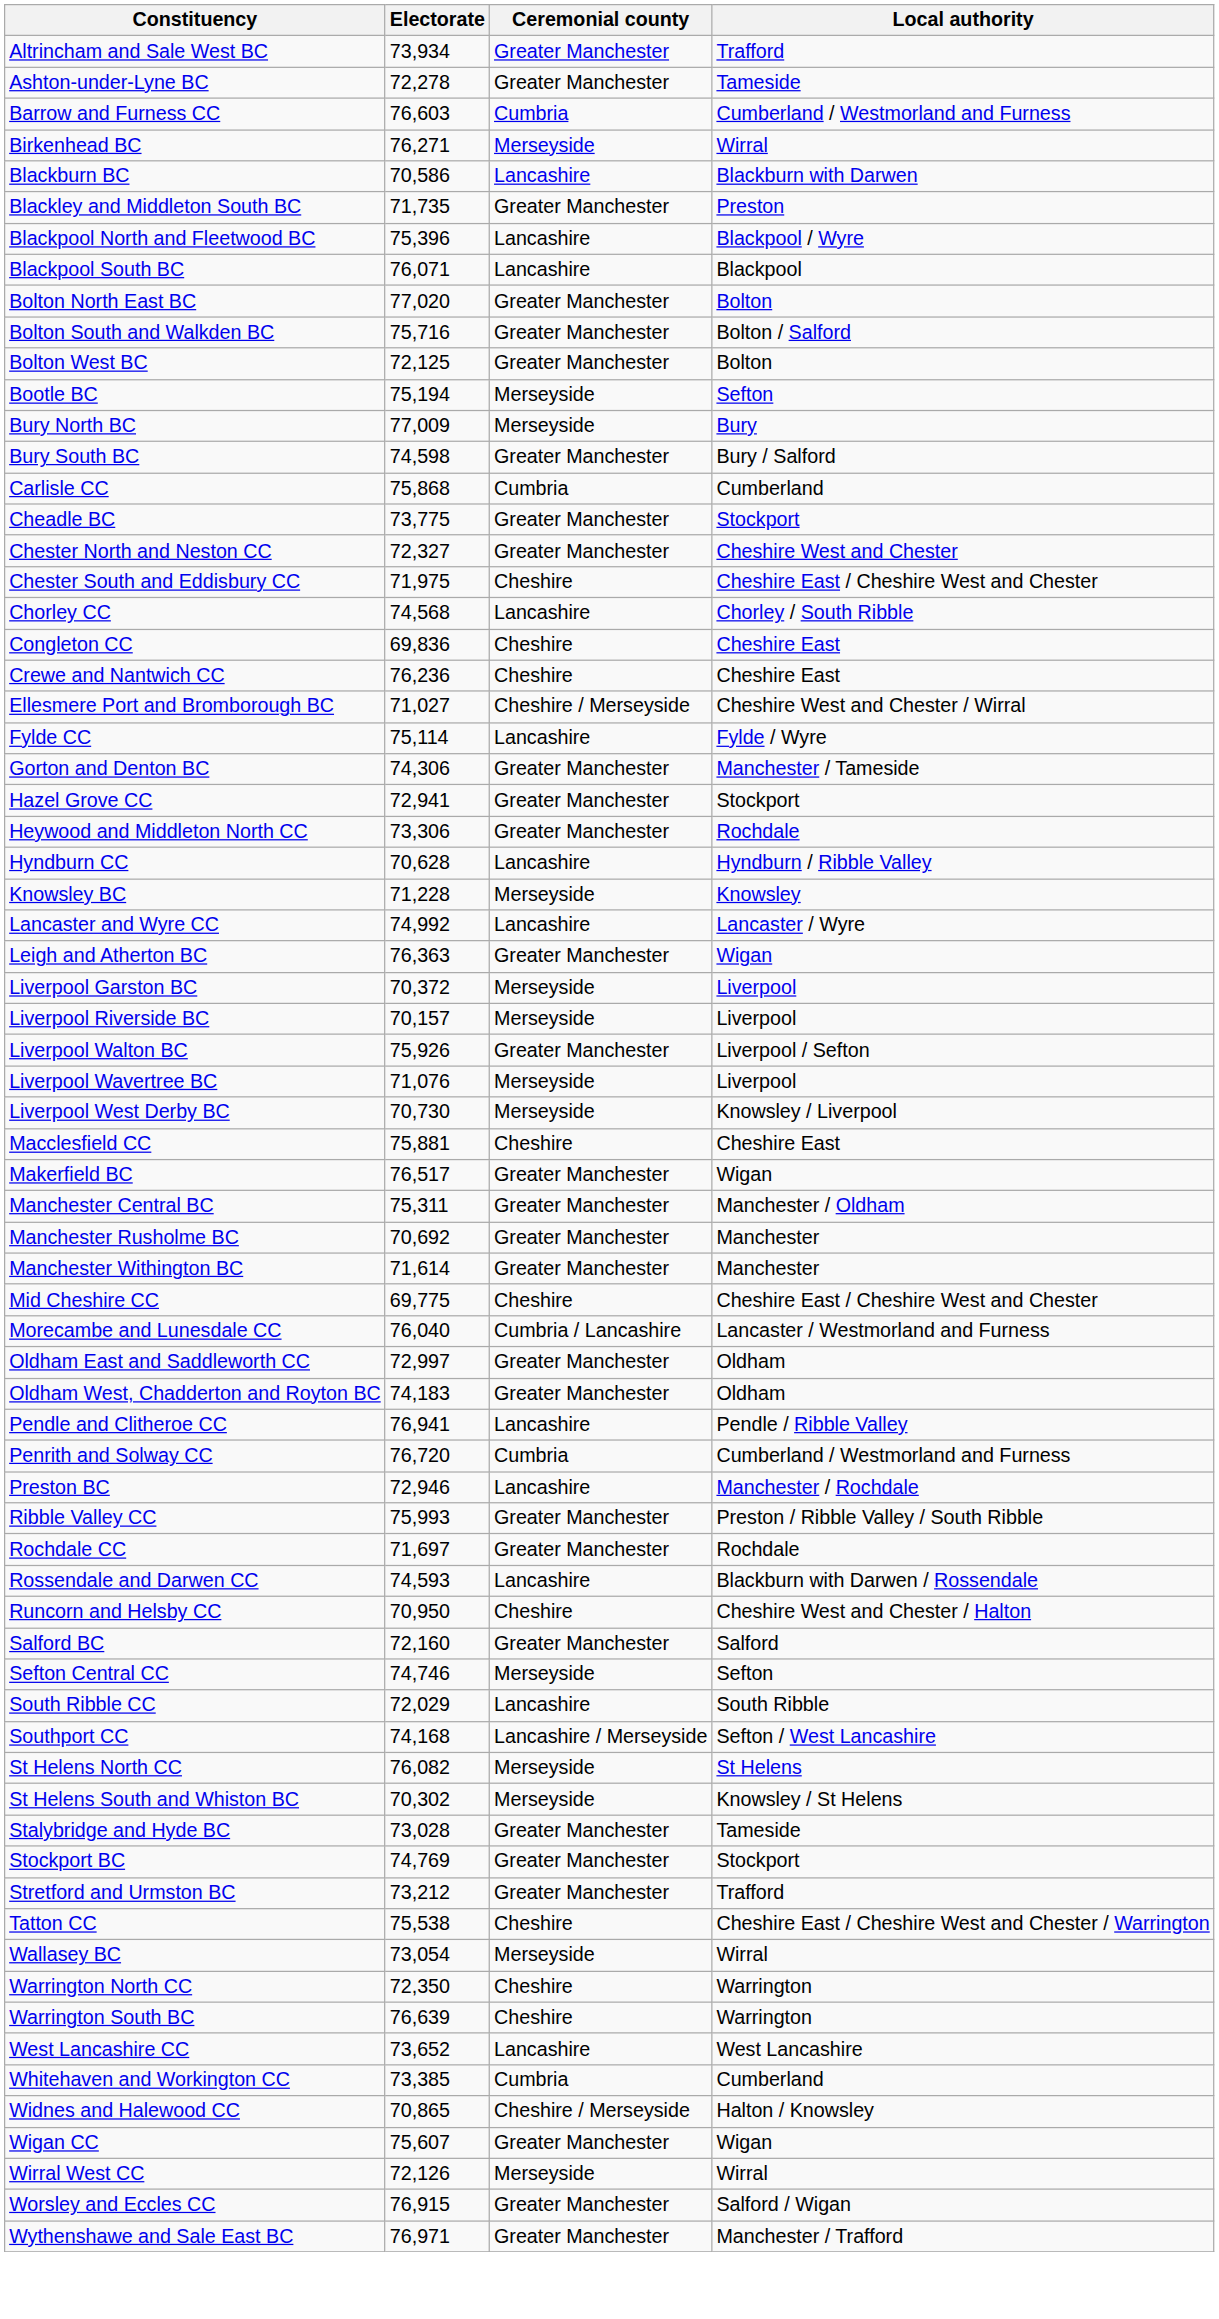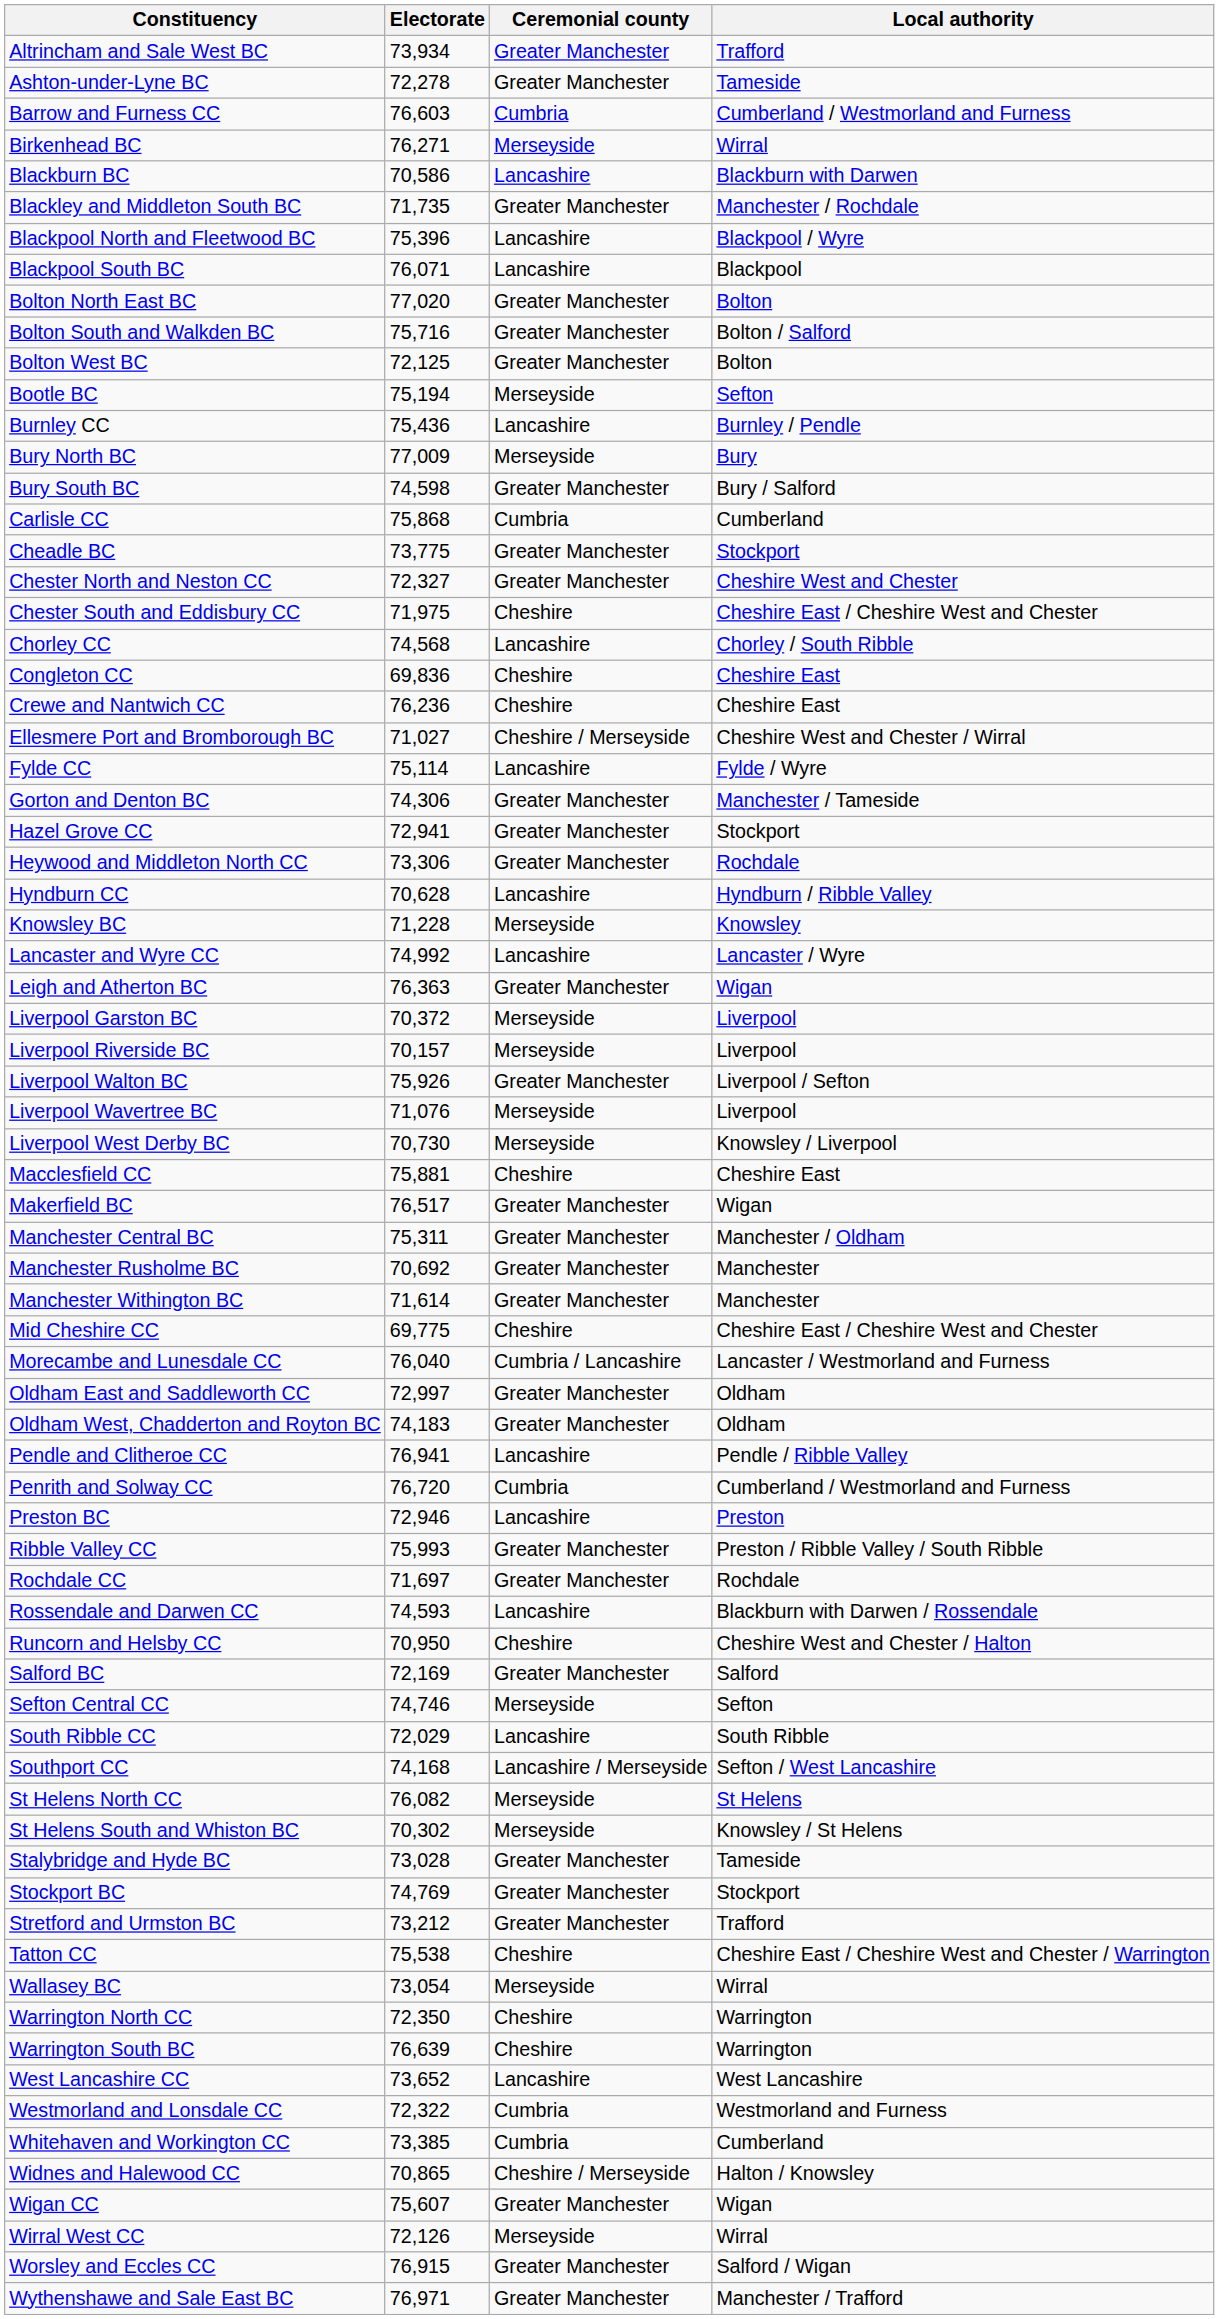(750, 207) Preston -> (818, 207) Manchester / Rochdale
+ row: (59, 425)
(818, 1487) Manchester / Rochdale -> (750, 1518) Preston
(420, 1643) 72,160 -> (420, 1674) 72,169
+ row: (146, 2111)
